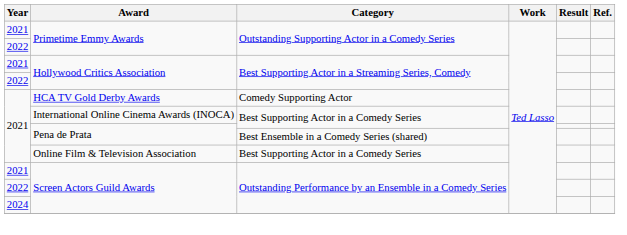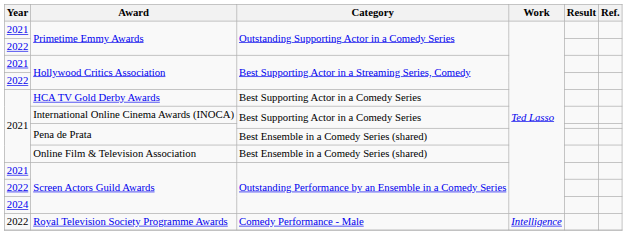(296, 98) Comedy Supporting Actor -> (330, 98) Best Supporting Actor in a Comedy Series
(330, 153) Best Supporting Actor in a Comedy Series -> (333, 153) Best Ensemble in a Comedy Series (shared)
+ row: (18, 221)
